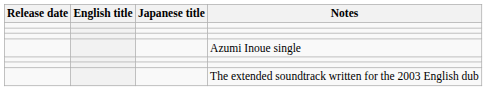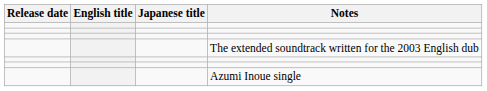rows swapped: (38, 48) <-> (38, 77)
